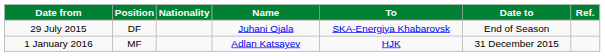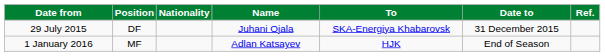(517, 28) End of Season -> (517, 28) 31 December 2015
(517, 44) 31 December 2015 -> (517, 44) End of Season
